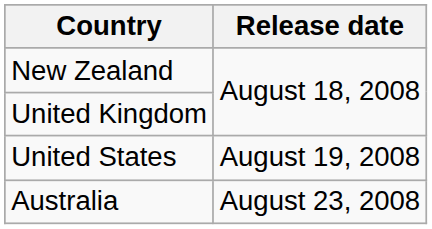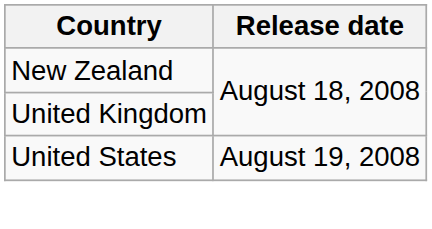- row: (65, 200)
